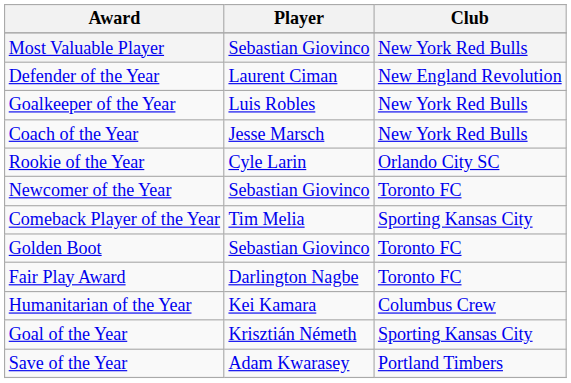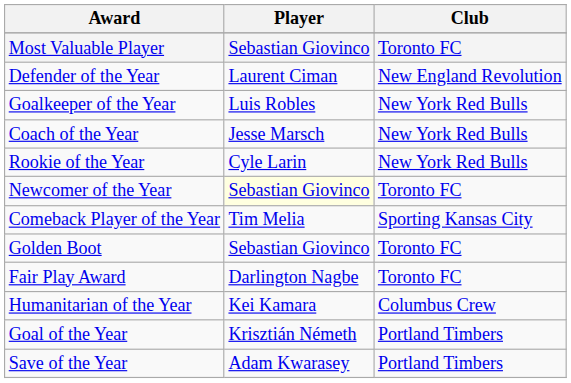(453, 47) New York Red Bulls -> (420, 47) Toronto FC
(439, 162) Orlando City SC -> (453, 162) New York Red Bulls
(299, 190) no background -> (299, 190) lightyellow background
(455, 334) Sporting Kansas City -> (440, 334) Portland Timbers
